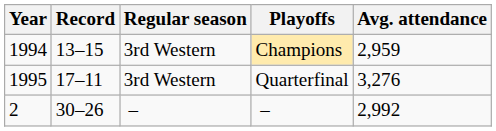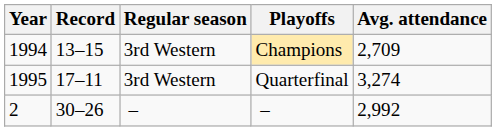(379, 49) 2,959 -> (379, 49) 2,709
(379, 79) 3,276 -> (379, 79) 3,274
